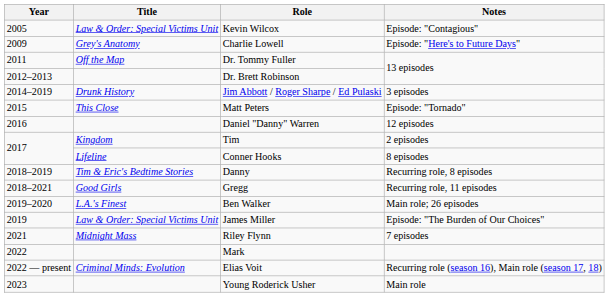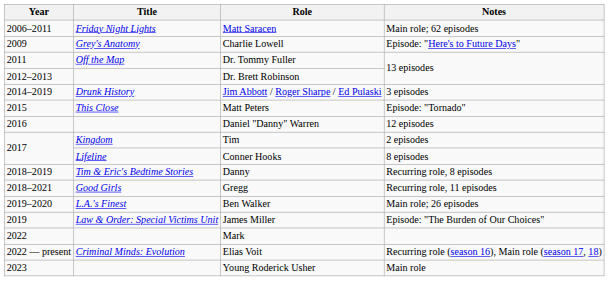- row: (251, 28)
+ row: (250, 28)
- row: (247, 236)
